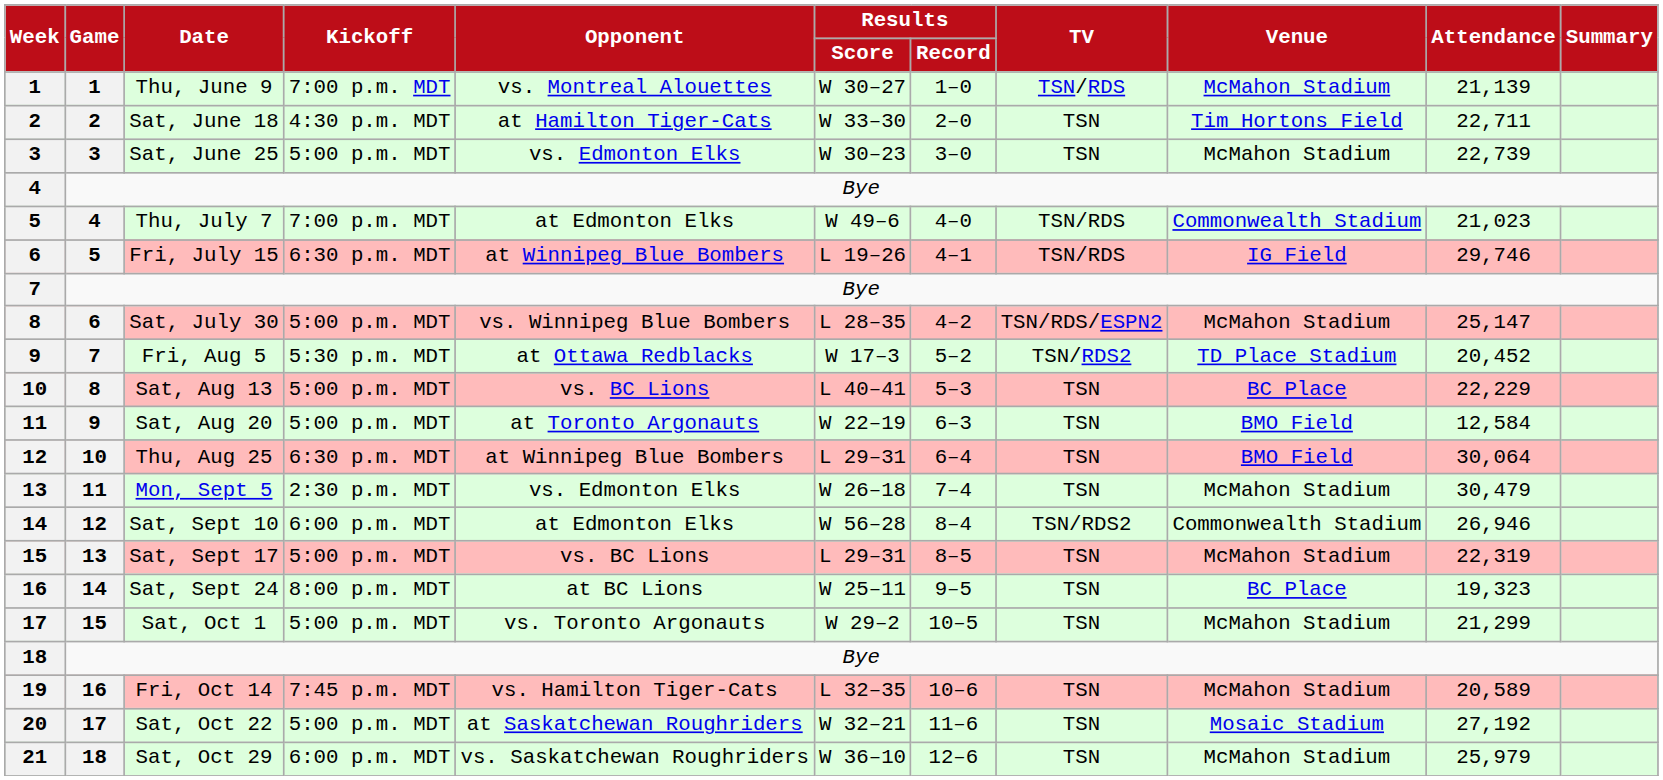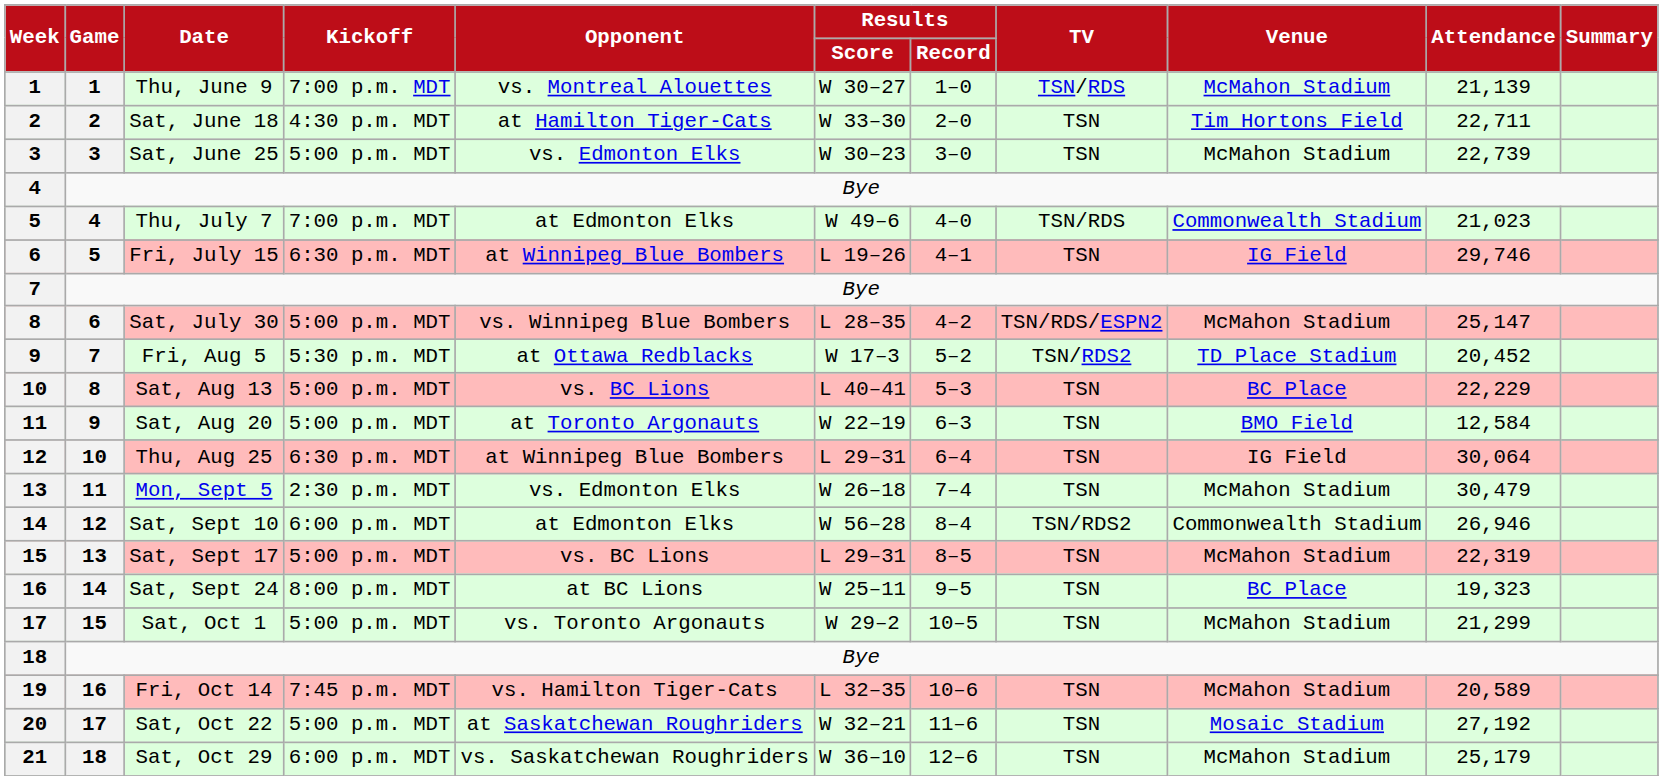(1082, 256) TSN/RDS -> (1082, 256) TSN
(1297, 457) BMO Field -> (1297, 457) IG Field
(1494, 759) 25,979 -> (1494, 759) 25,179
